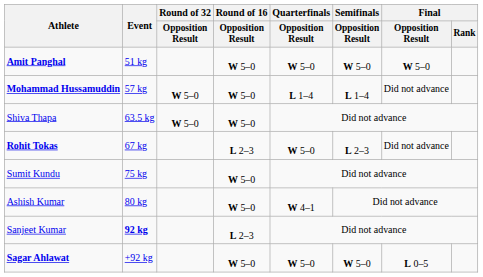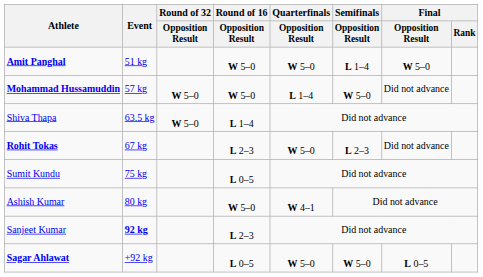(357, 67) W 5–0 -> (357, 67) L 1–4
(357, 95) L 1–4 -> (357, 95) W 5–0
(242, 123) W 5–0 -> (242, 123) L 1–4
(242, 180) W 5–0 -> (242, 180) L 0–5
(242, 264) W 5–0 -> (242, 264) L 0–5
